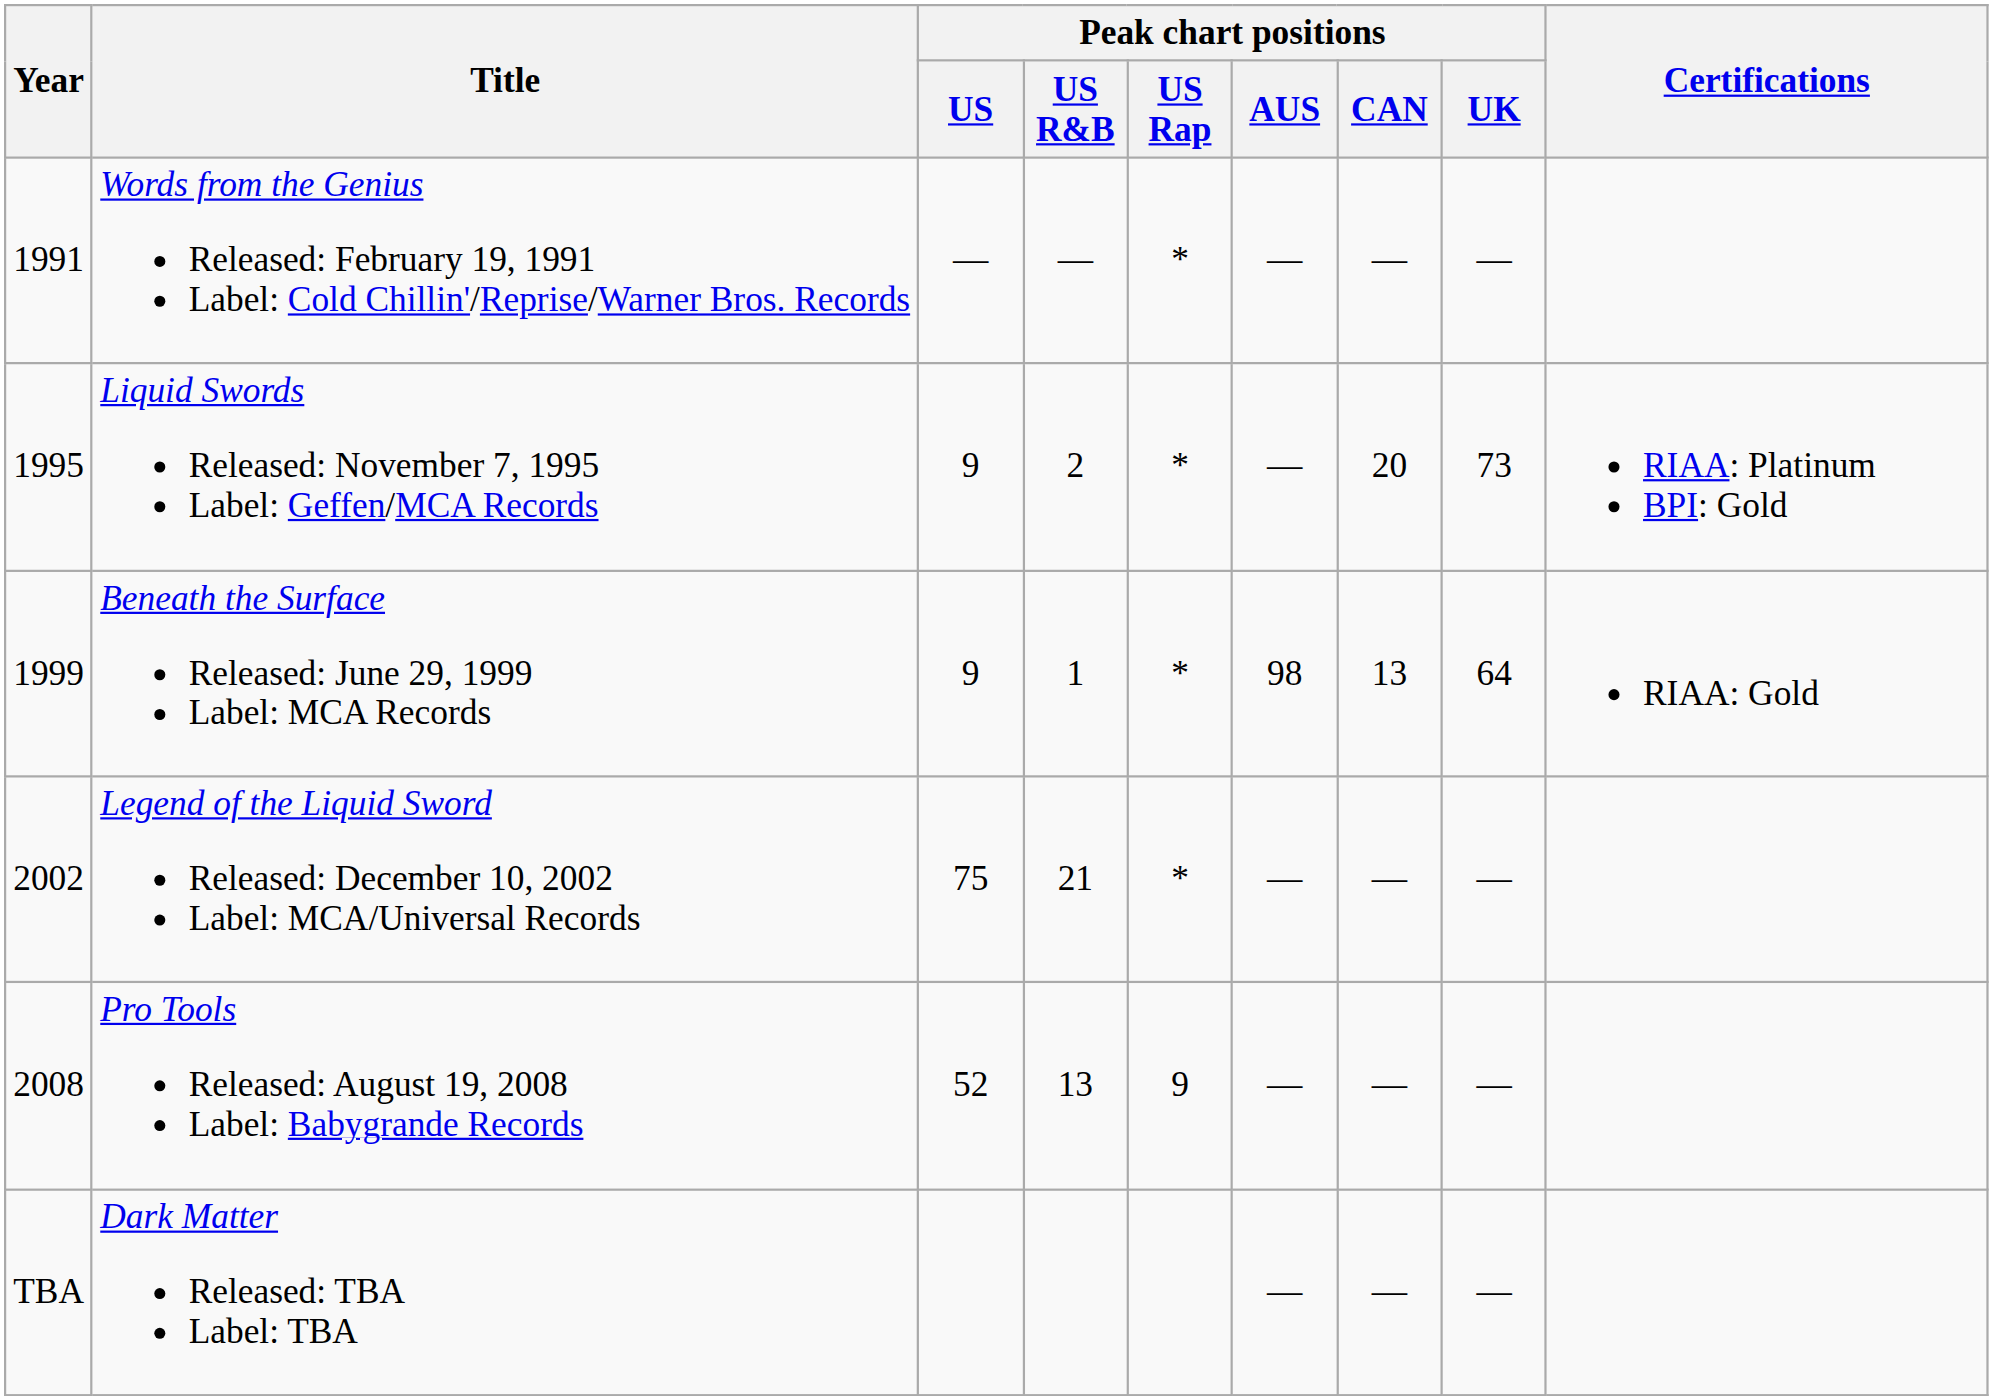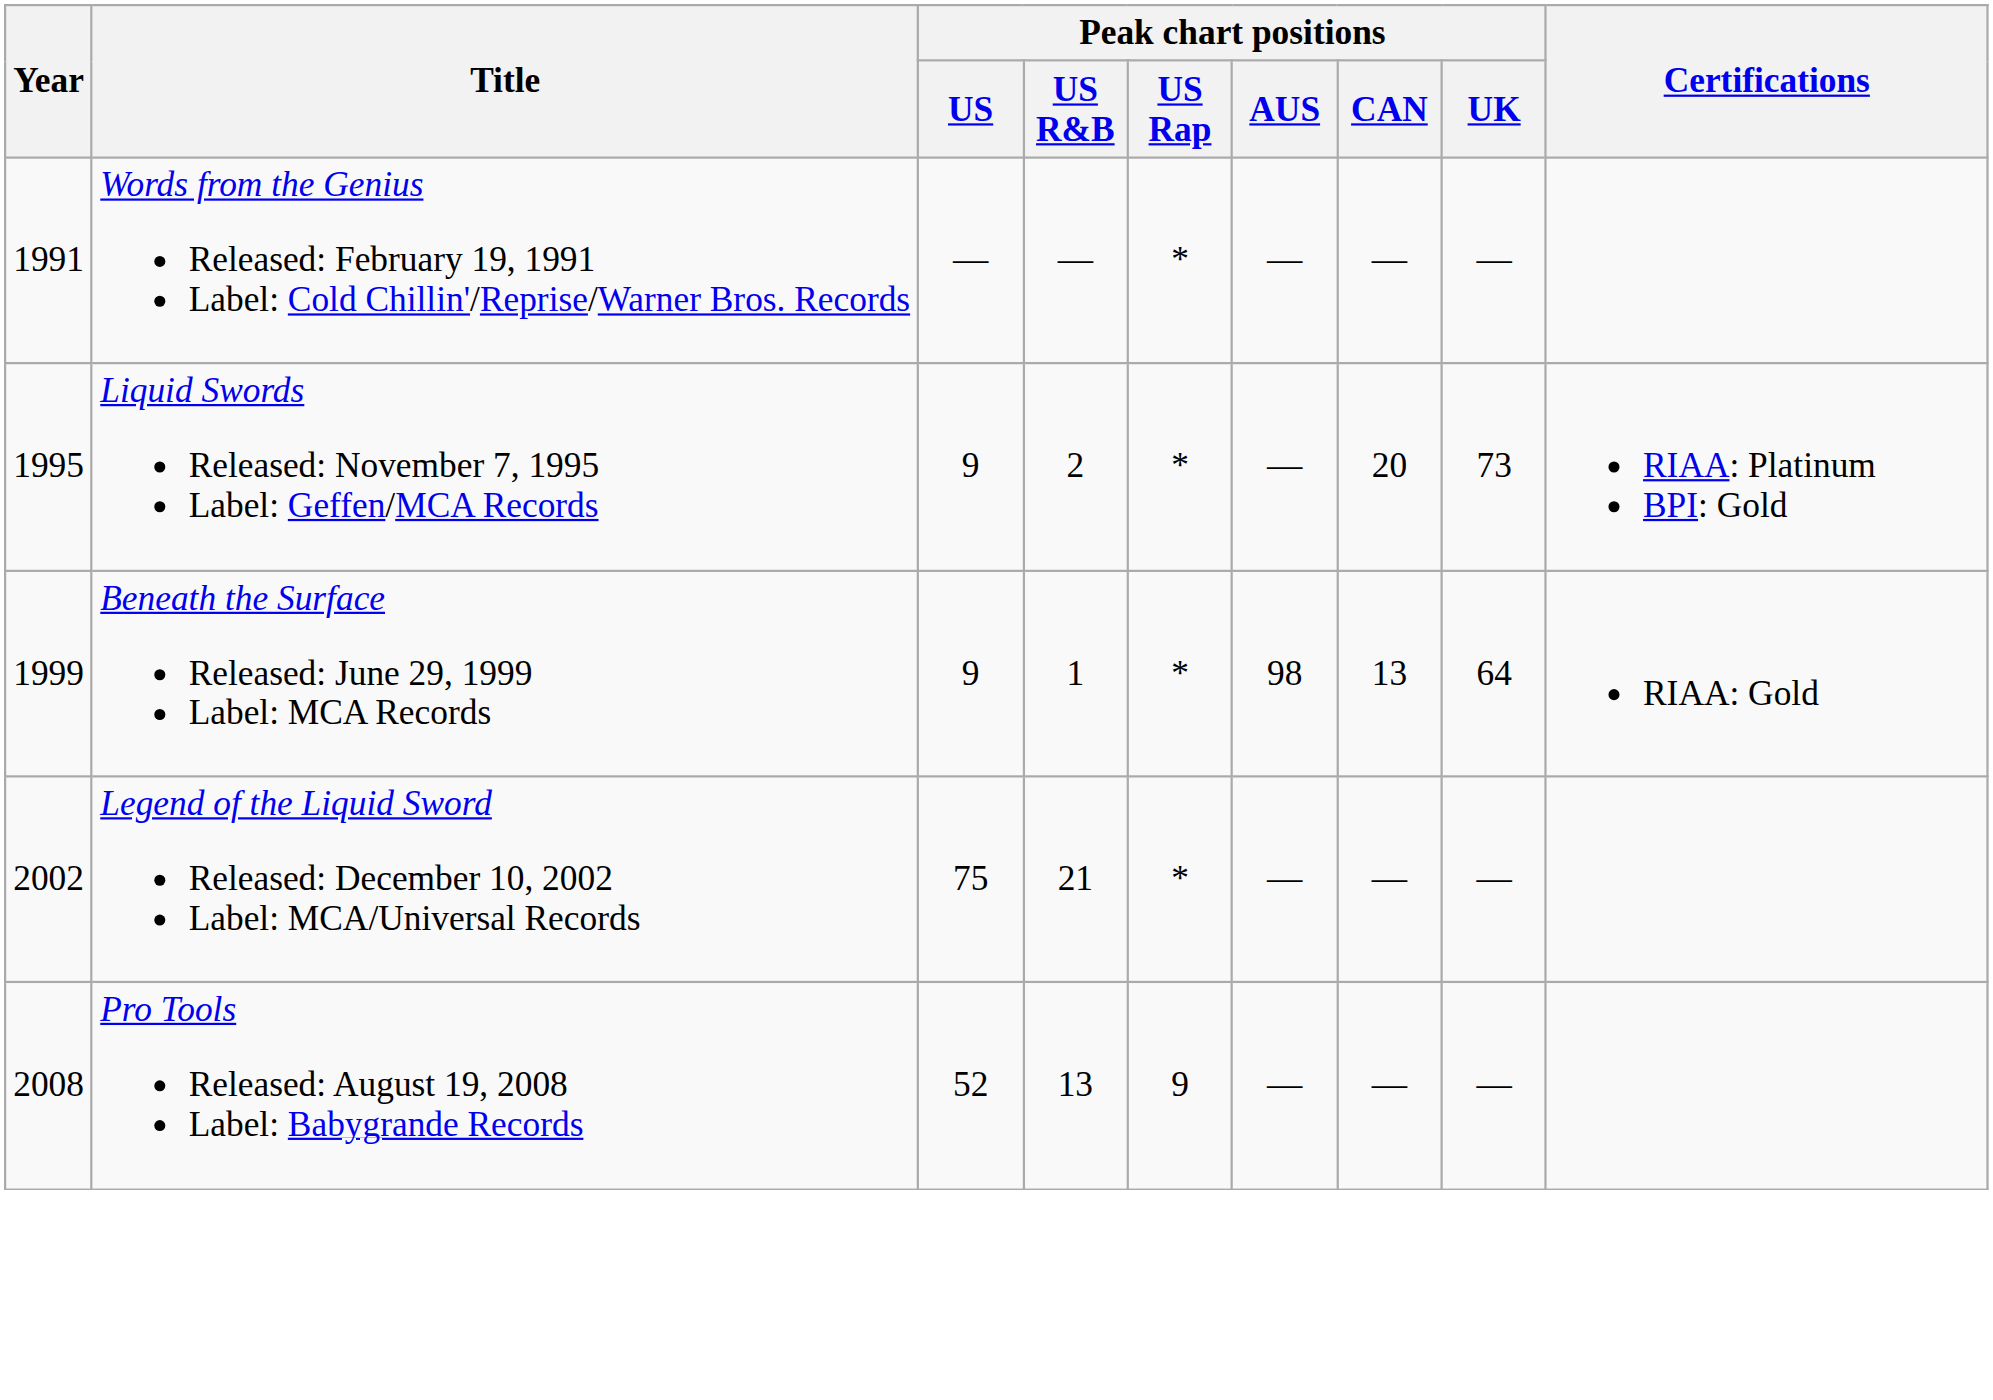- row: (505, 1274)
